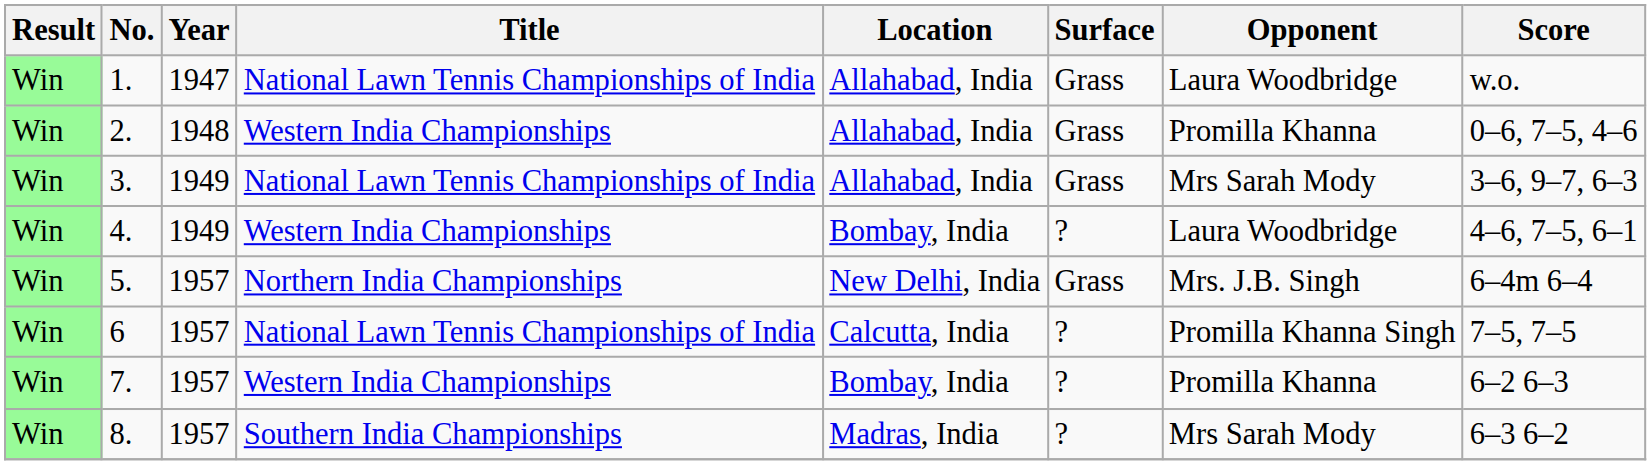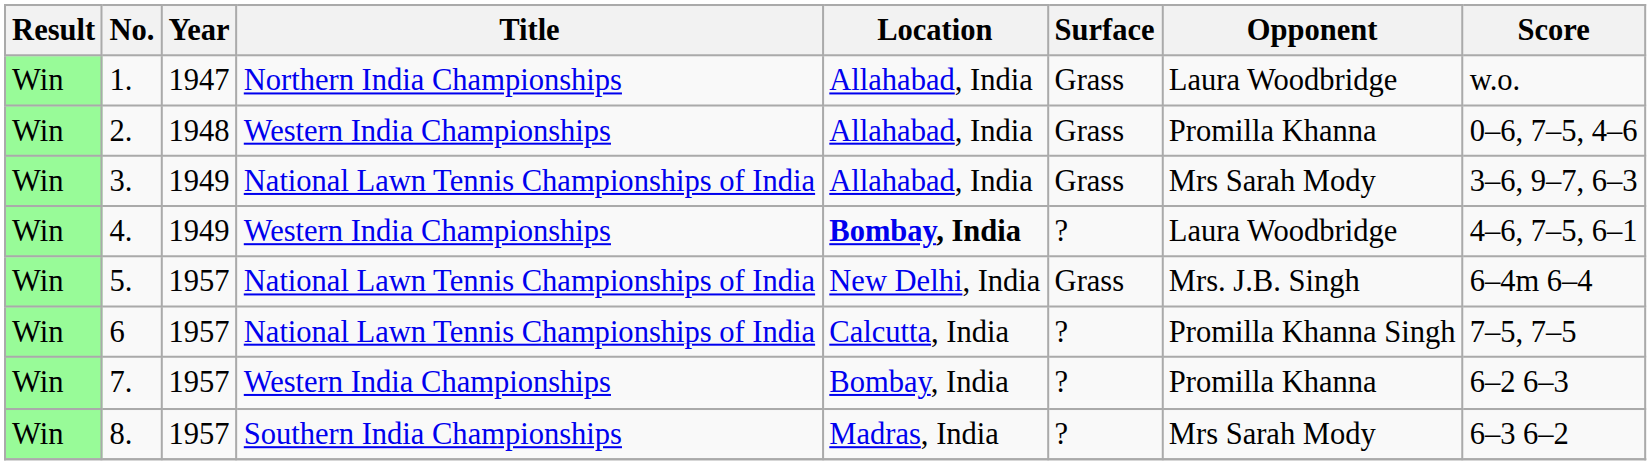(529, 80) National Lawn Tennis Championships of India -> (433, 80) Northern India Championships
(919, 231) normal -> (925, 231) bold
(433, 281) Northern India Championships -> (529, 281) National Lawn Tennis Championships of India
